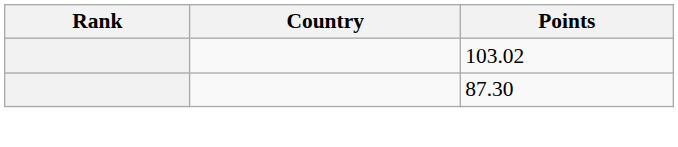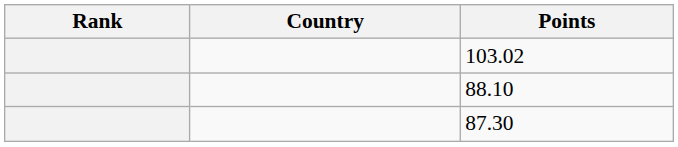+ row: (489, 89)
